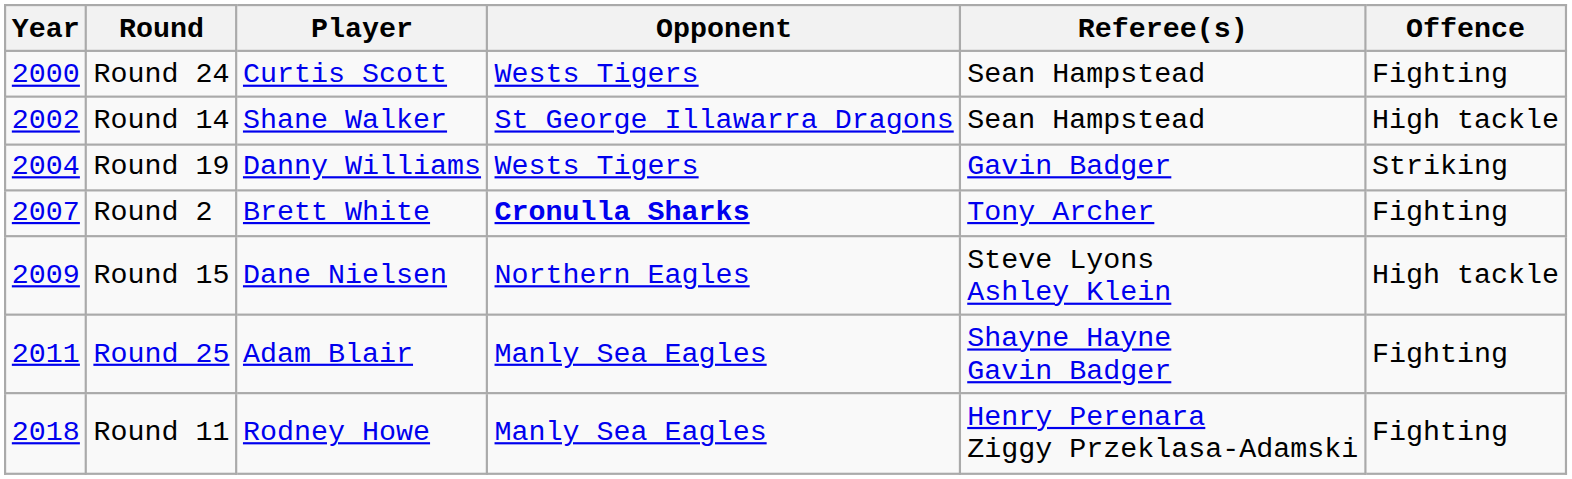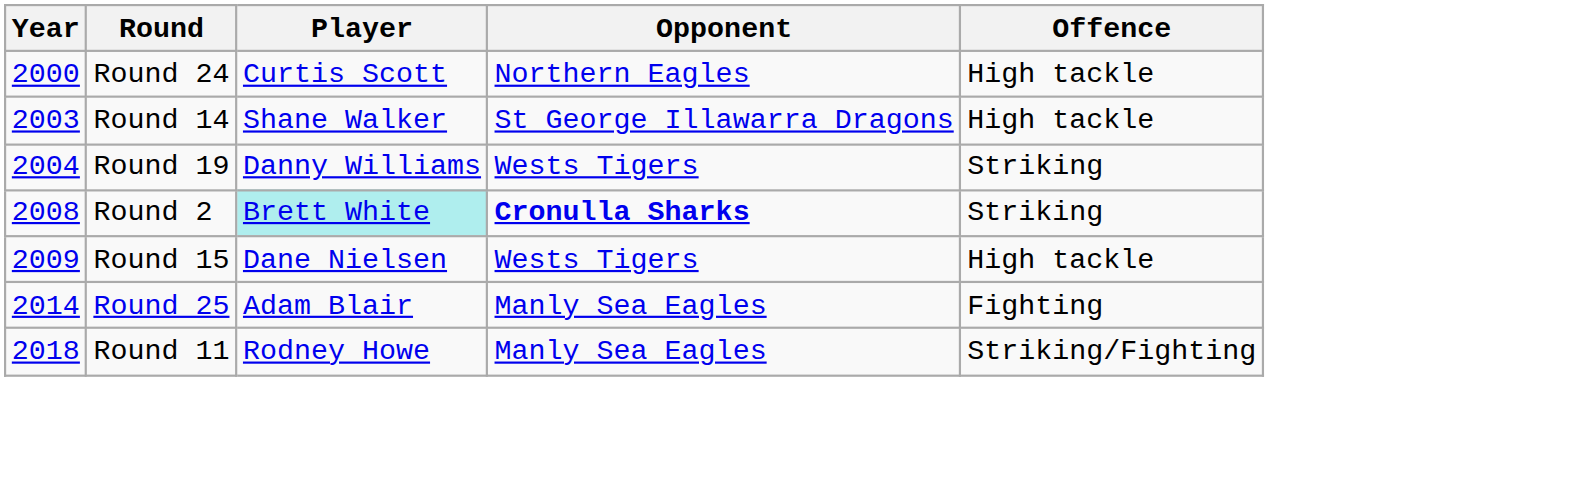- column: (1163, 28)
(597, 74) Wests Tigers -> (622, 74) Northern Eagles
(1440, 74) Fighting -> (1061, 74) High tackle
(46, 121) 2002 -> (46, 121) 2003
(46, 213) 2007 -> (46, 213) 2008
(337, 213) no background -> (337, 213) paleturquoise background
(1440, 213) Fighting -> (1035, 213) Striking
(622, 275) Northern Eagles -> (597, 259) Wests Tigers
(46, 354) 2011 -> (46, 305) 2014
(1440, 433) Fighting -> (1112, 352) Striking/Fighting
